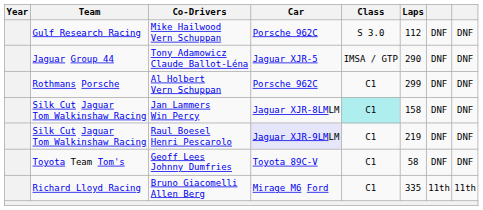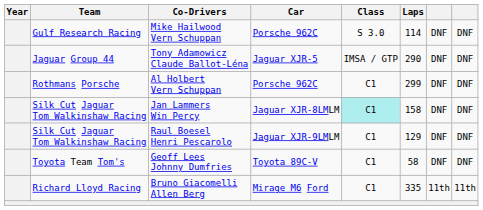(413, 32) 112 -> (413, 32) 114
(296, 136) lavender background -> (296, 136) no background
(413, 136) 219 -> (413, 136) 129
